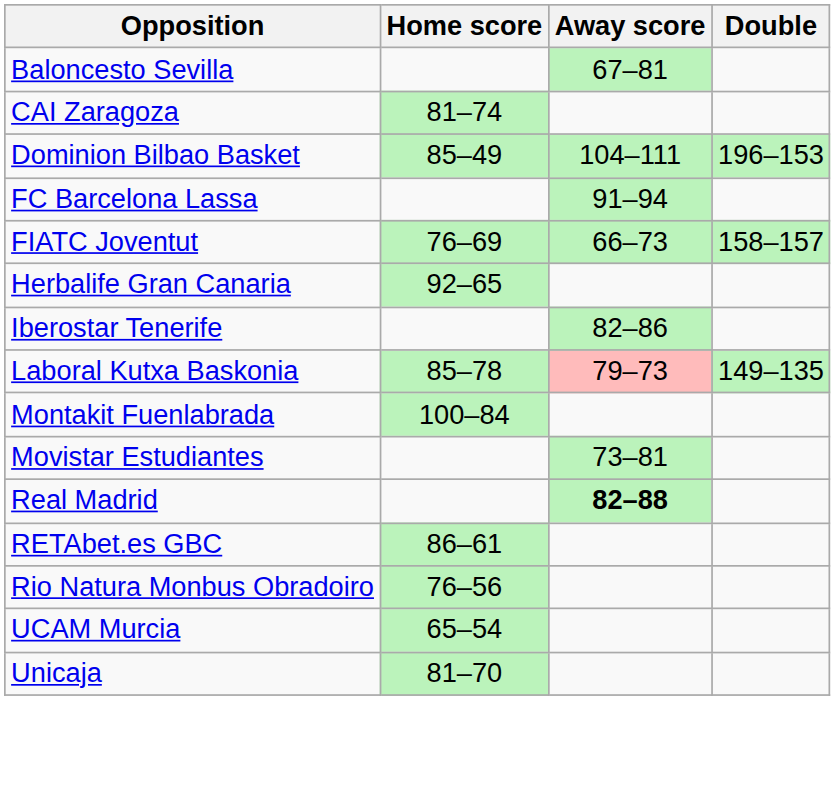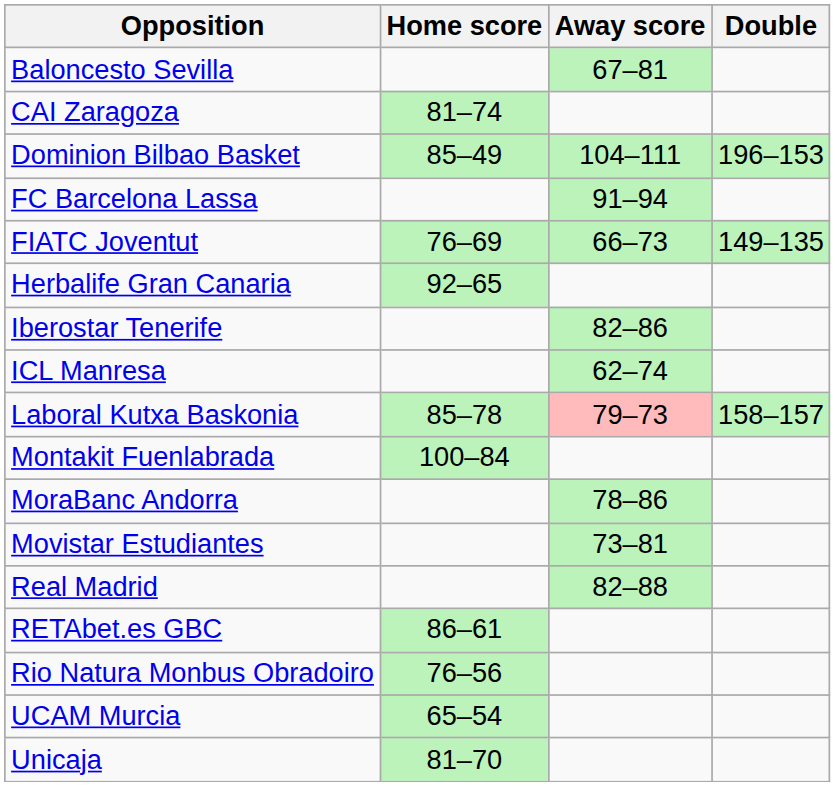(771, 241) 158–157 -> (771, 241) 149–135
+ row: (88, 371)
(771, 371) 149–135 -> (771, 414) 158–157
+ row: (125, 500)
(630, 500) bold -> (630, 586) normal
